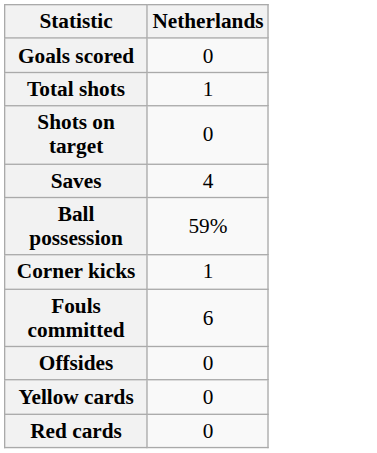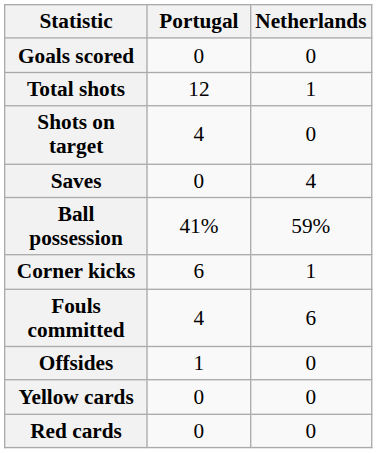+ column: (199, 21)
